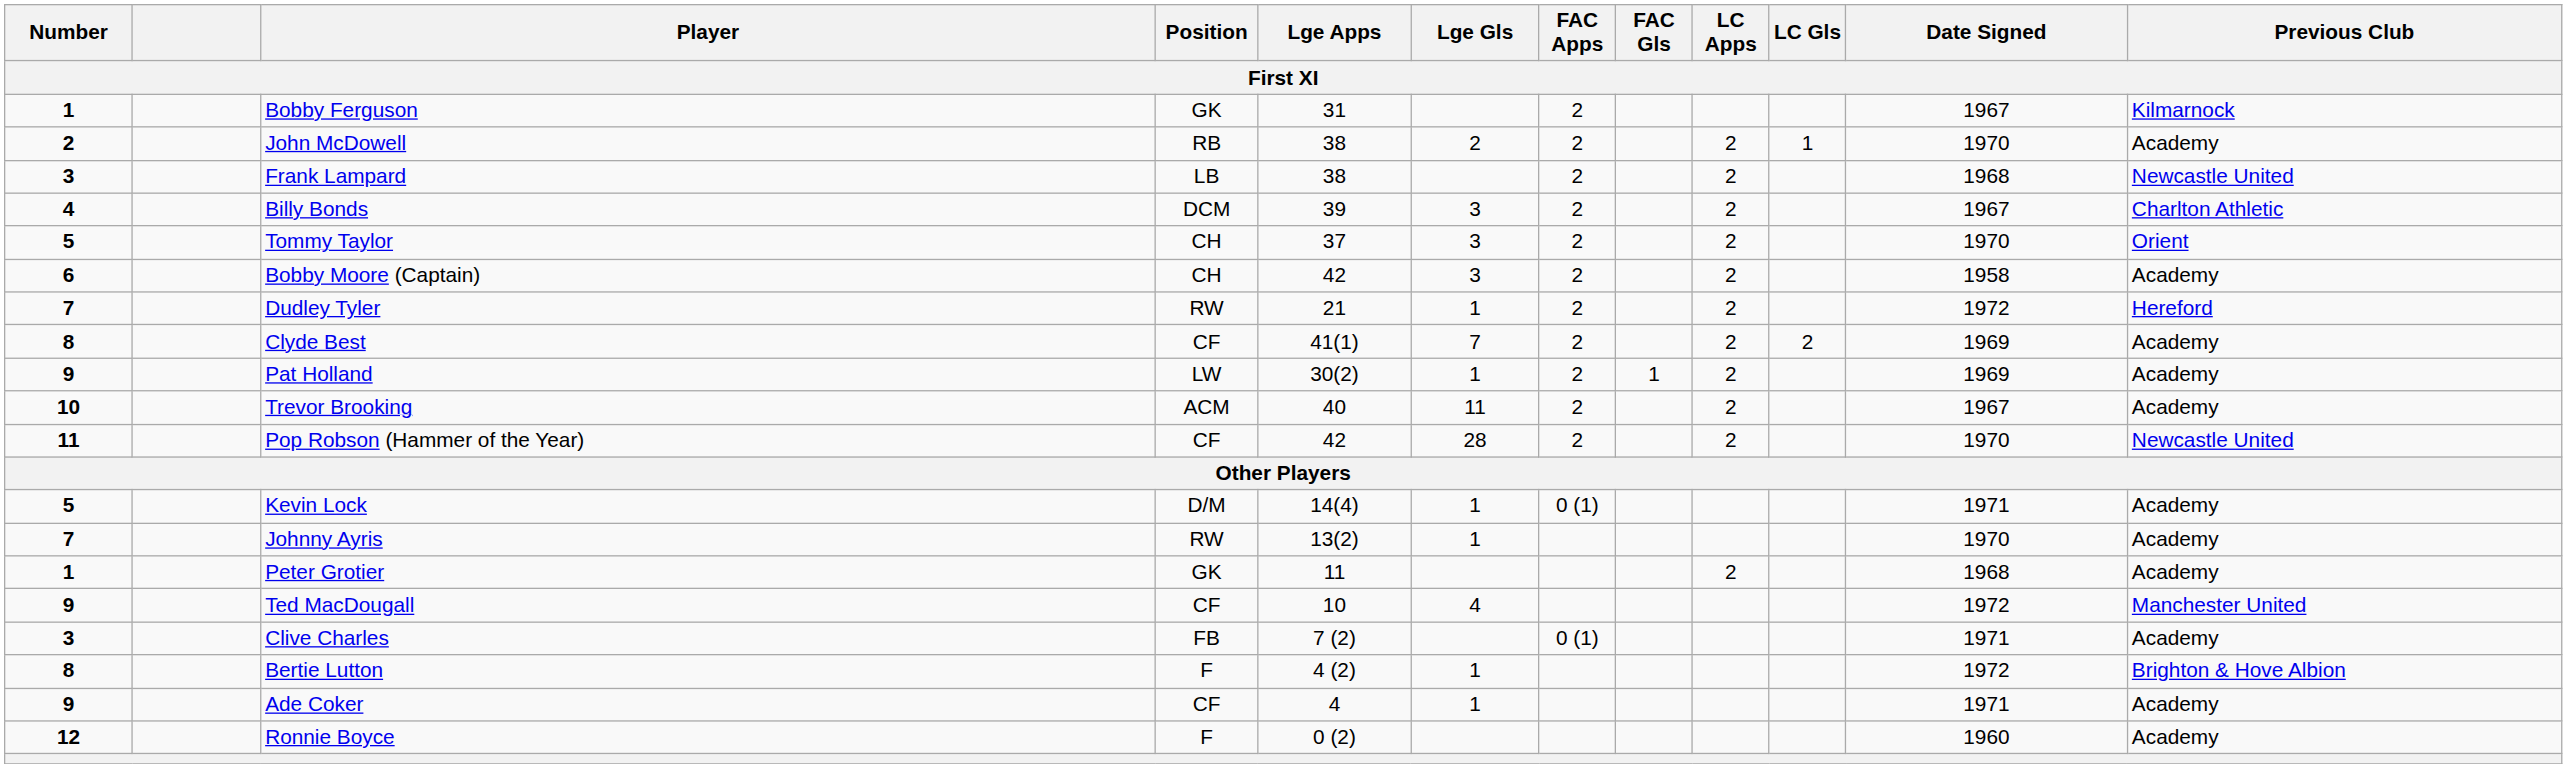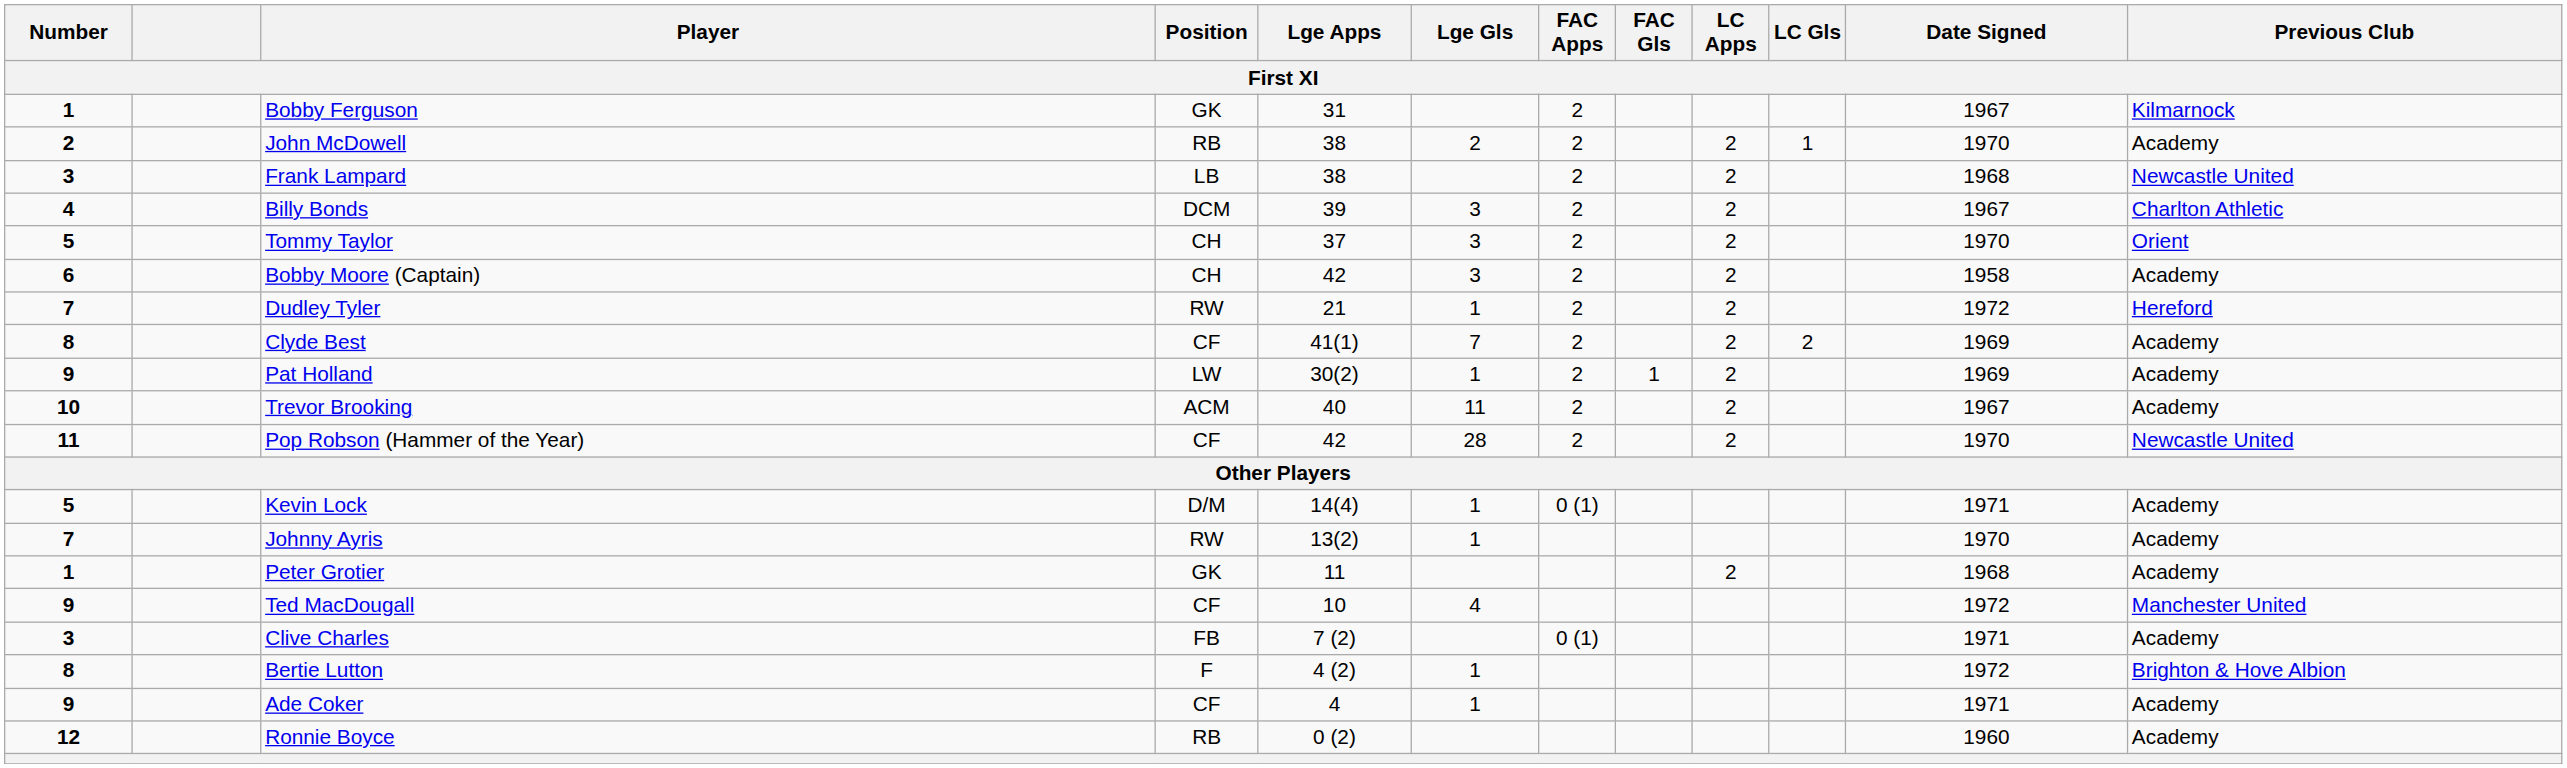(1207, 737) F -> (1207, 737) RB
